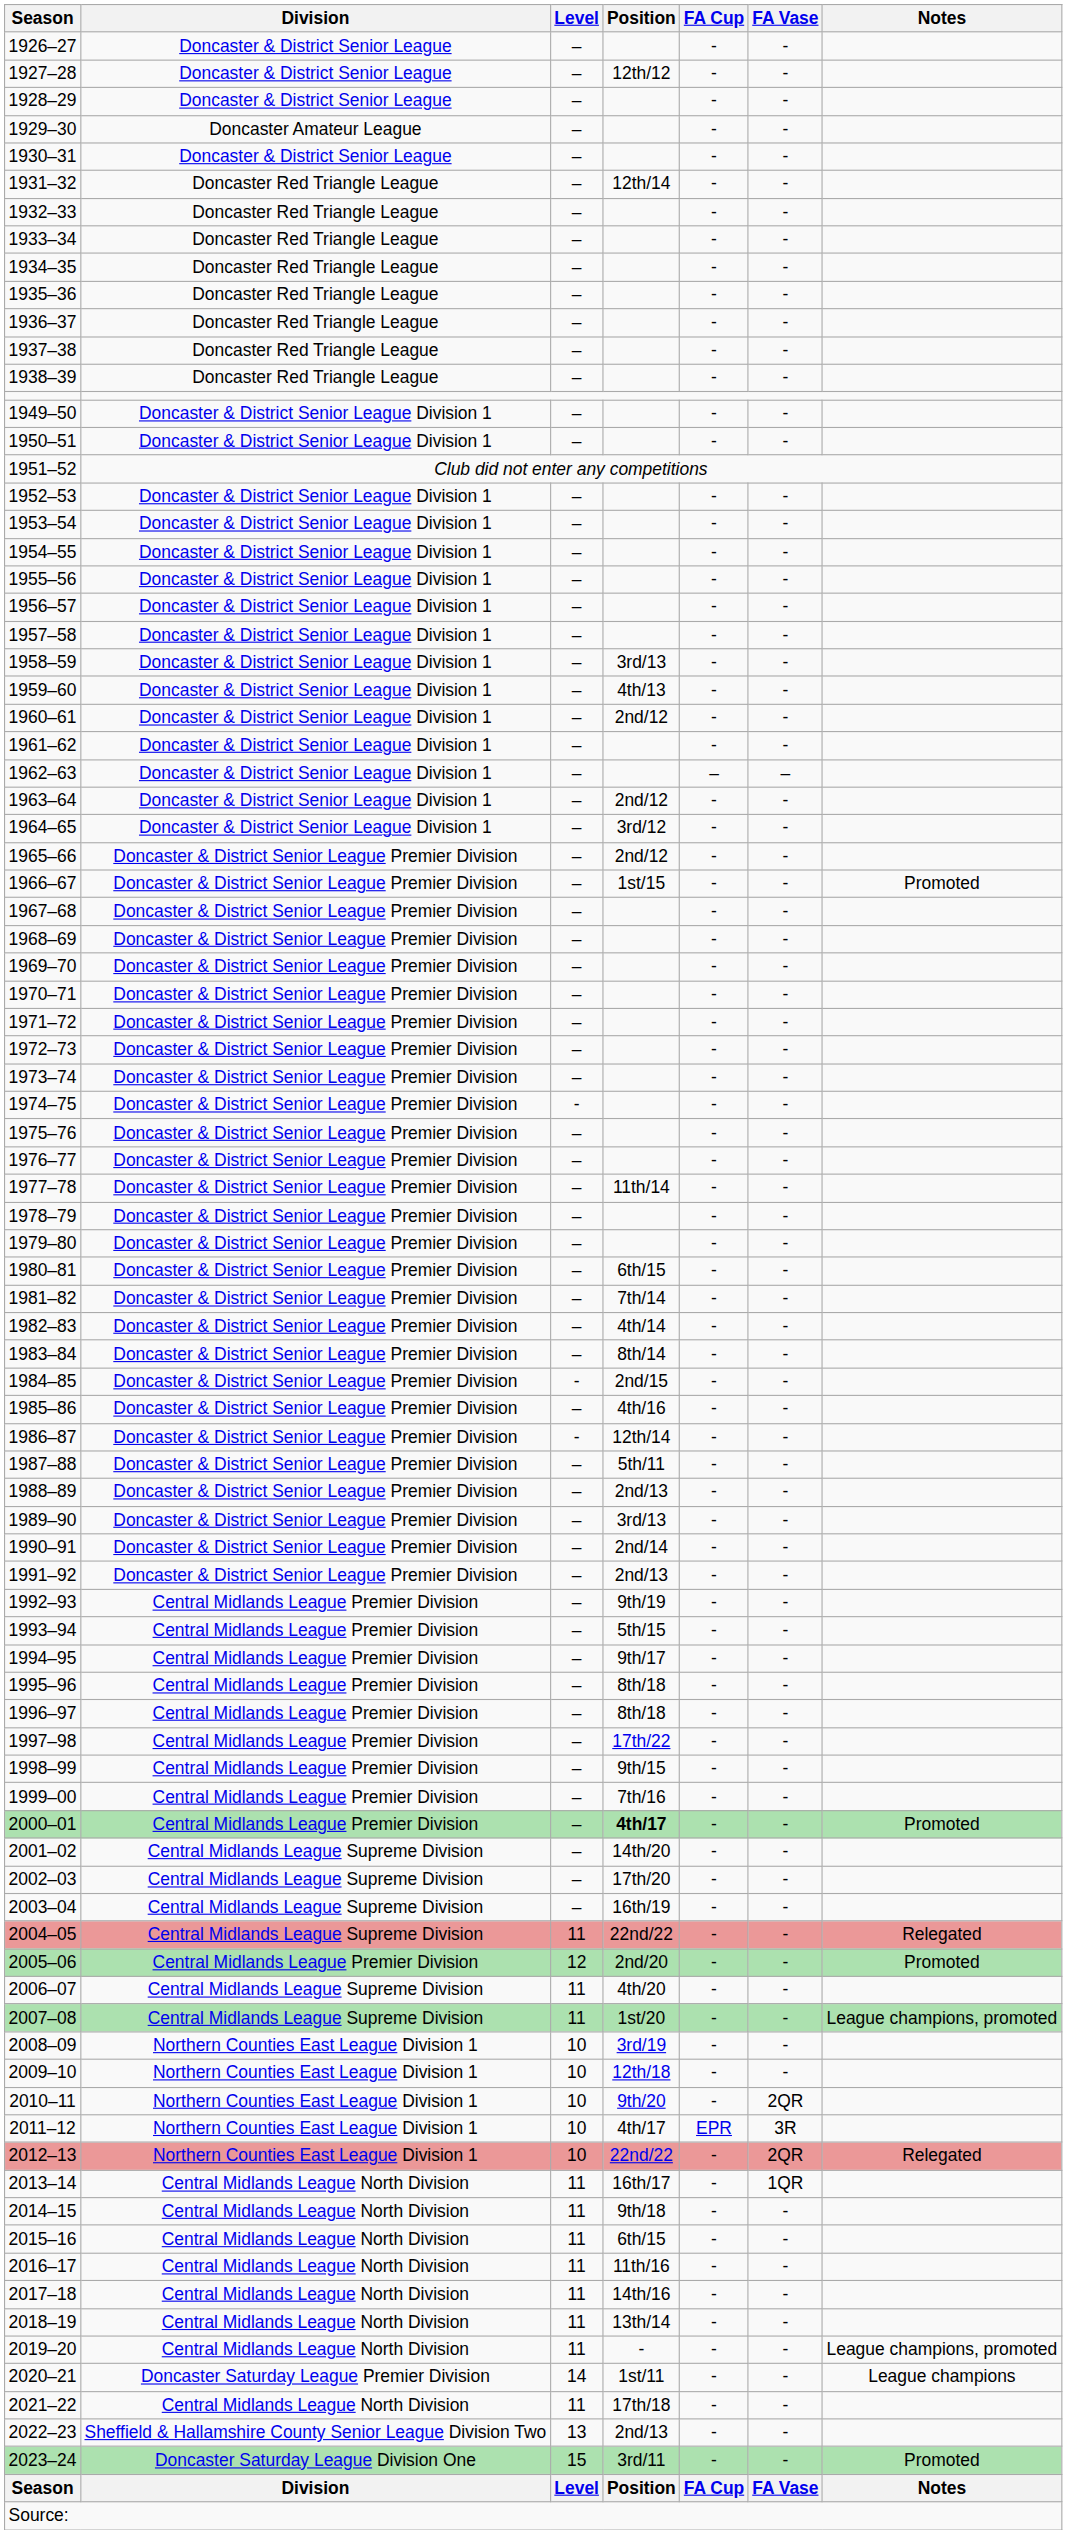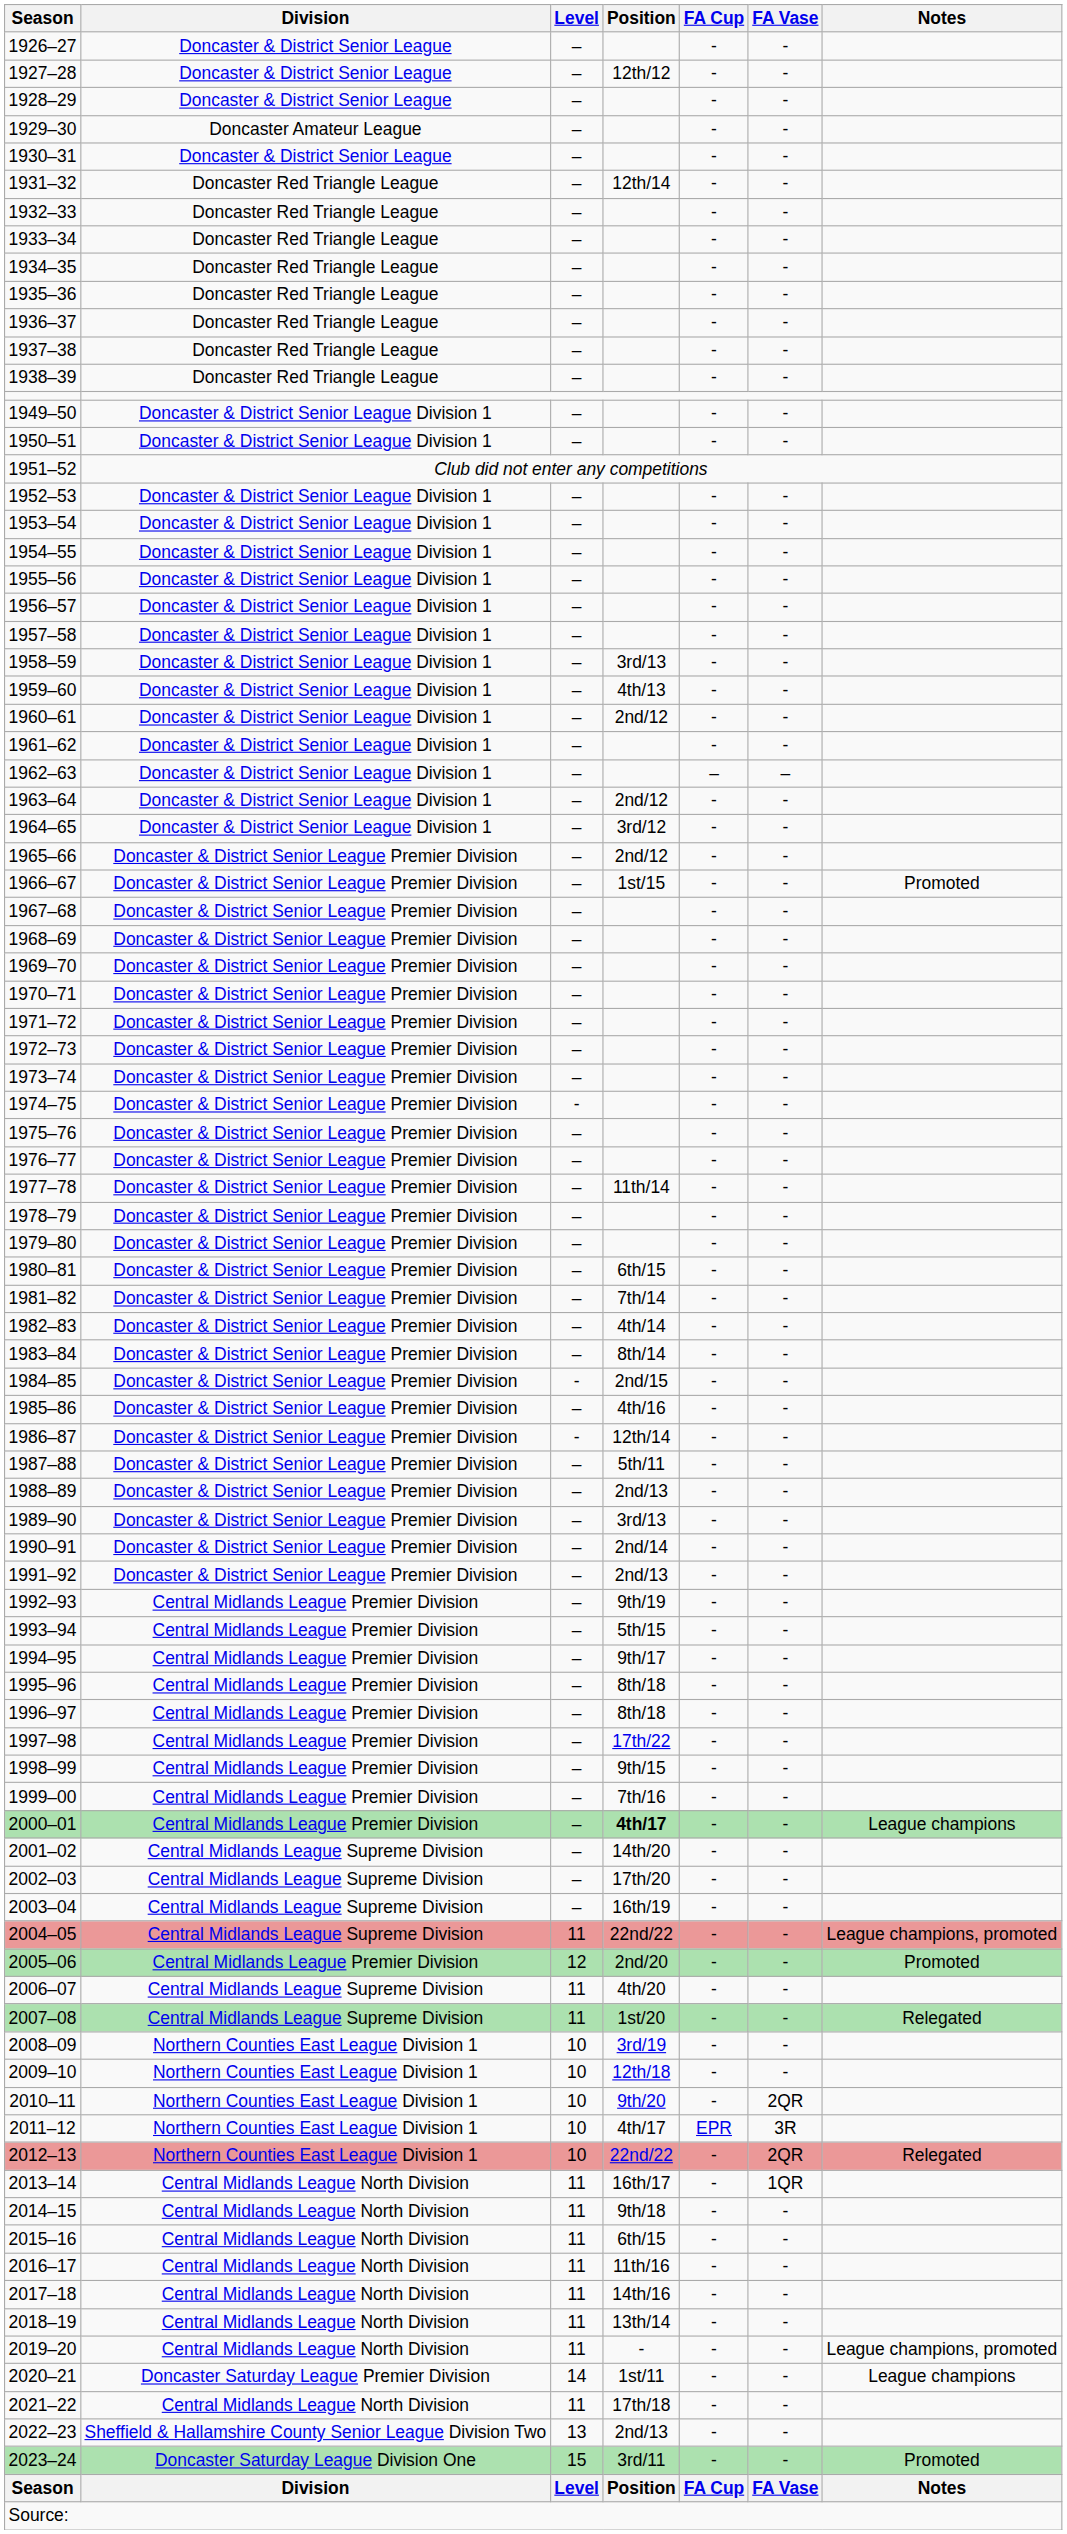(942, 1824) Promoted -> (942, 1824) League champions
(942, 1934) Relegated -> (942, 1934) League champions, promoted
(942, 2017) League champions, promoted -> (942, 2017) Relegated
